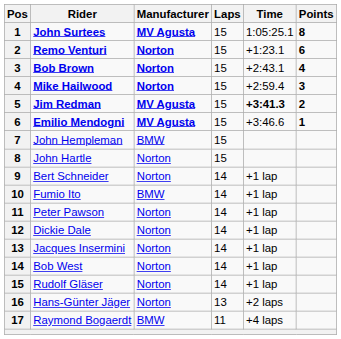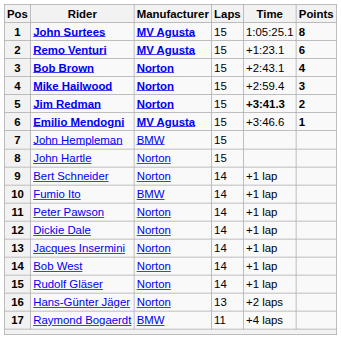(155, 50) Norton -> (166, 50) MV Agusta
(166, 104) MV Agusta -> (155, 104) Norton
